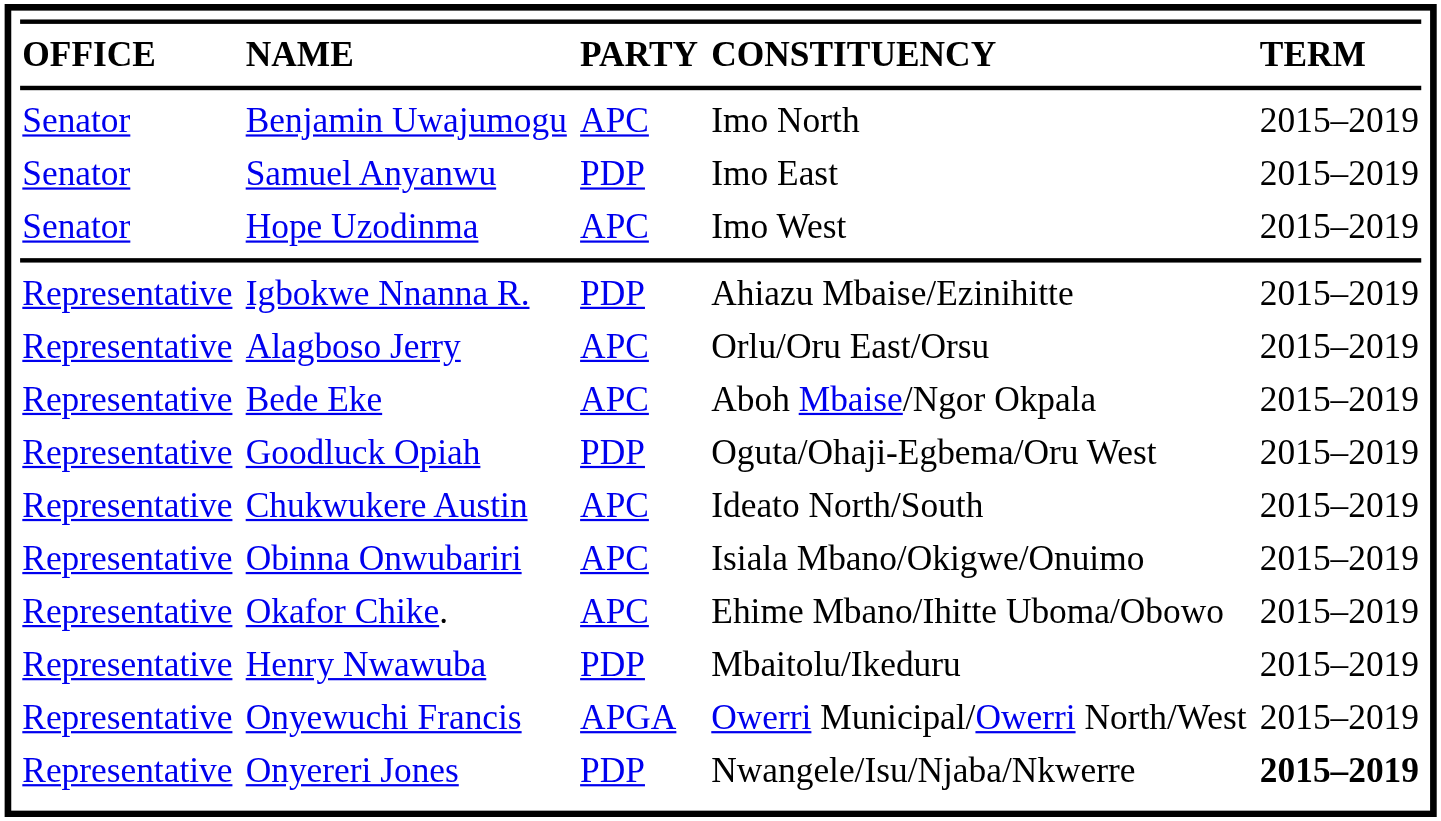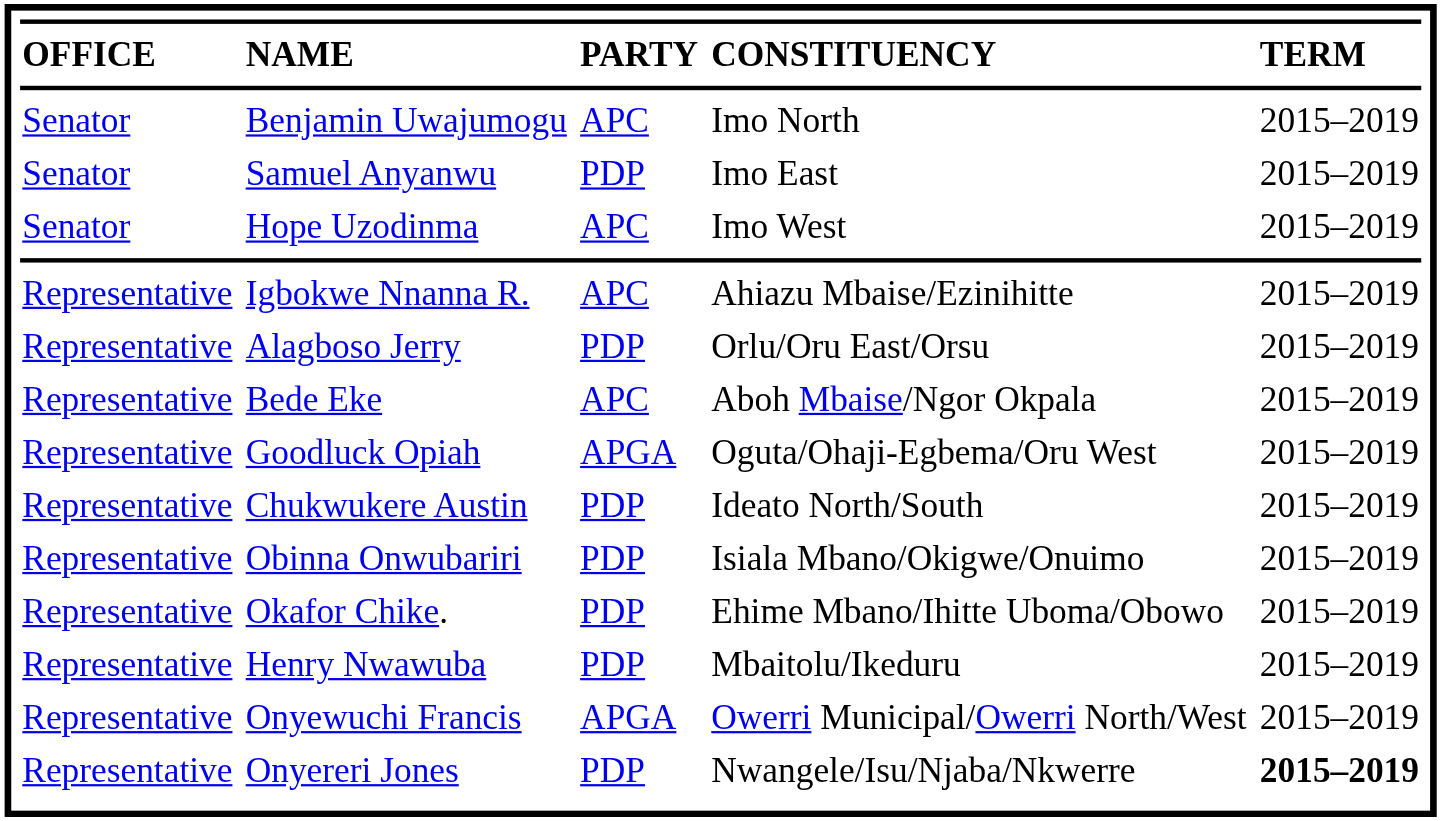(613, 292) PDP -> (614, 292) APC
(614, 345) APC -> (613, 345) PDP
(613, 452) PDP -> (628, 452) APGA
(614, 505) APC -> (613, 505) PDP
(614, 558) APC -> (613, 558) PDP
(614, 611) APC -> (613, 611) PDP
